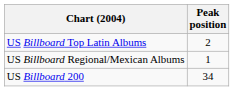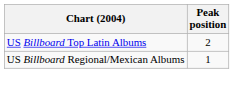- row: (45, 77)
